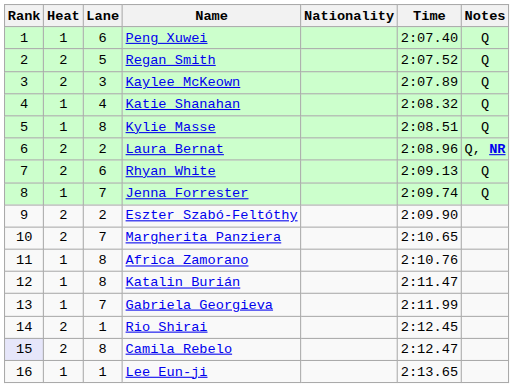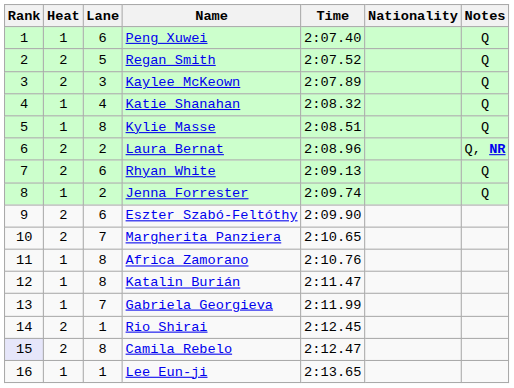columns swapped: (349, 16) <-> (429, 16)
(103, 194) 7 -> (103, 194) 2
(103, 216) 2 -> (103, 216) 6
